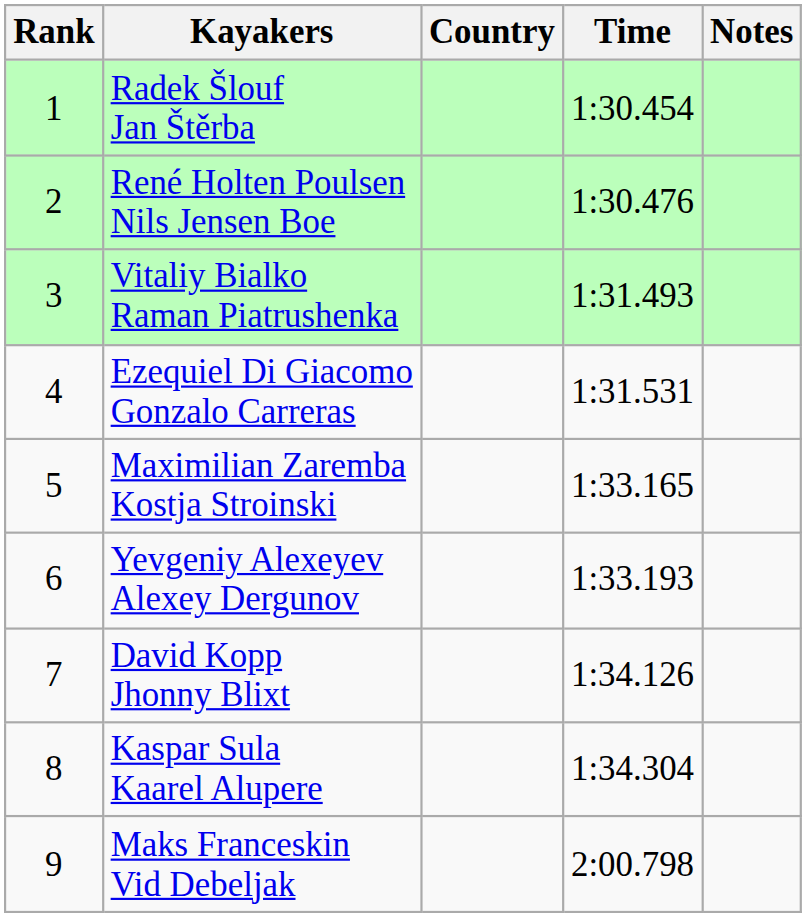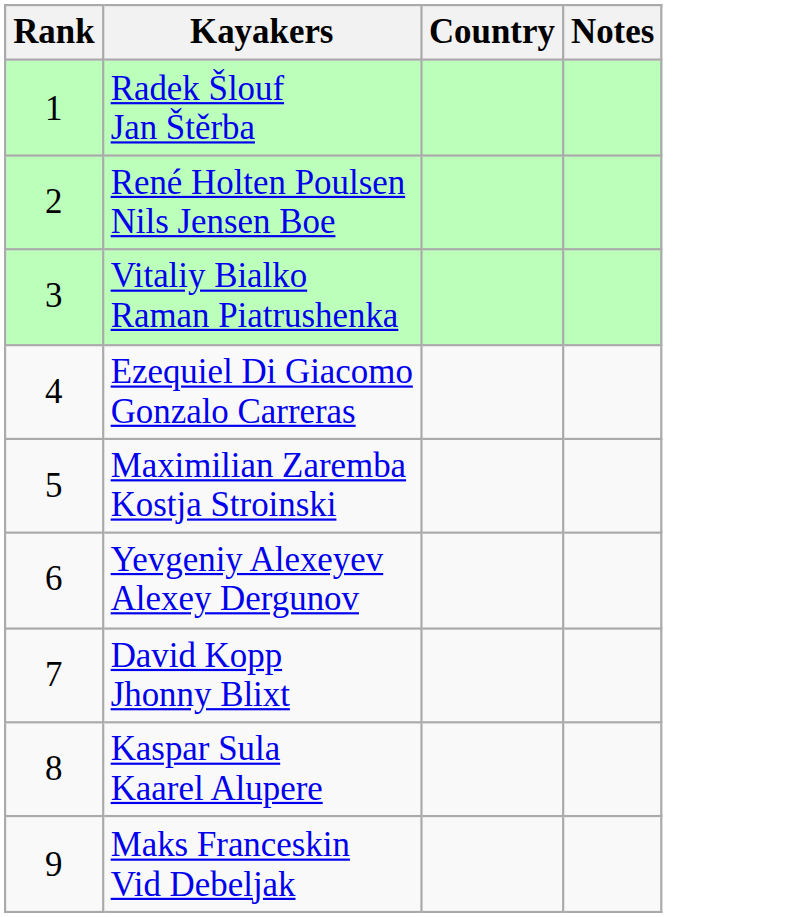- column: (633, 32)
